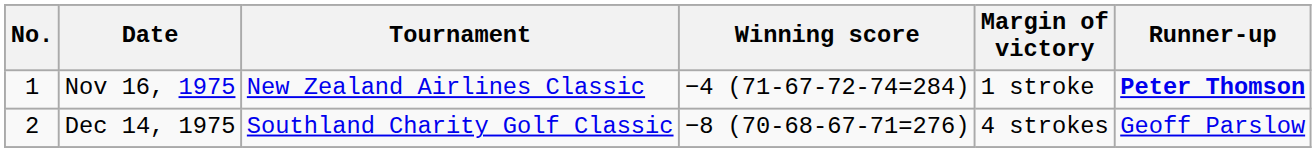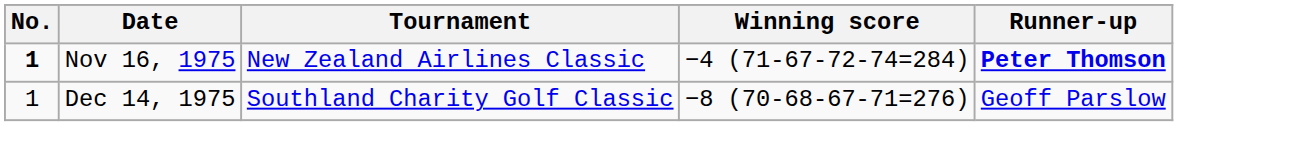- column: (1045, 38)
(32, 90) normal -> (32, 63) bold
(32, 128) 2 -> (32, 101) 1
